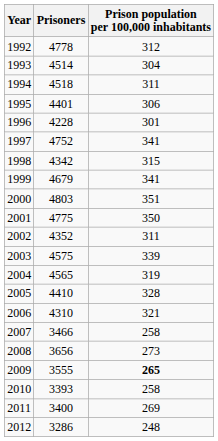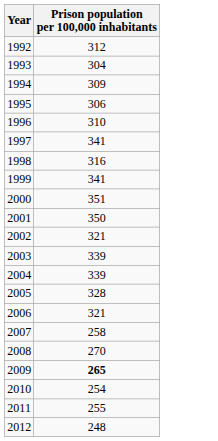- column: (61, 20)
(151, 84) 311 -> (97, 84) 309
(151, 122) 301 -> (97, 122) 310
(151, 160) 315 -> (97, 160) 316
(151, 236) 311 -> (97, 236) 321
(151, 274) 319 -> (97, 274) 339
(151, 351) 273 -> (97, 351) 270
(151, 389) 258 -> (97, 389) 254
(151, 408) 269 -> (97, 408) 255
